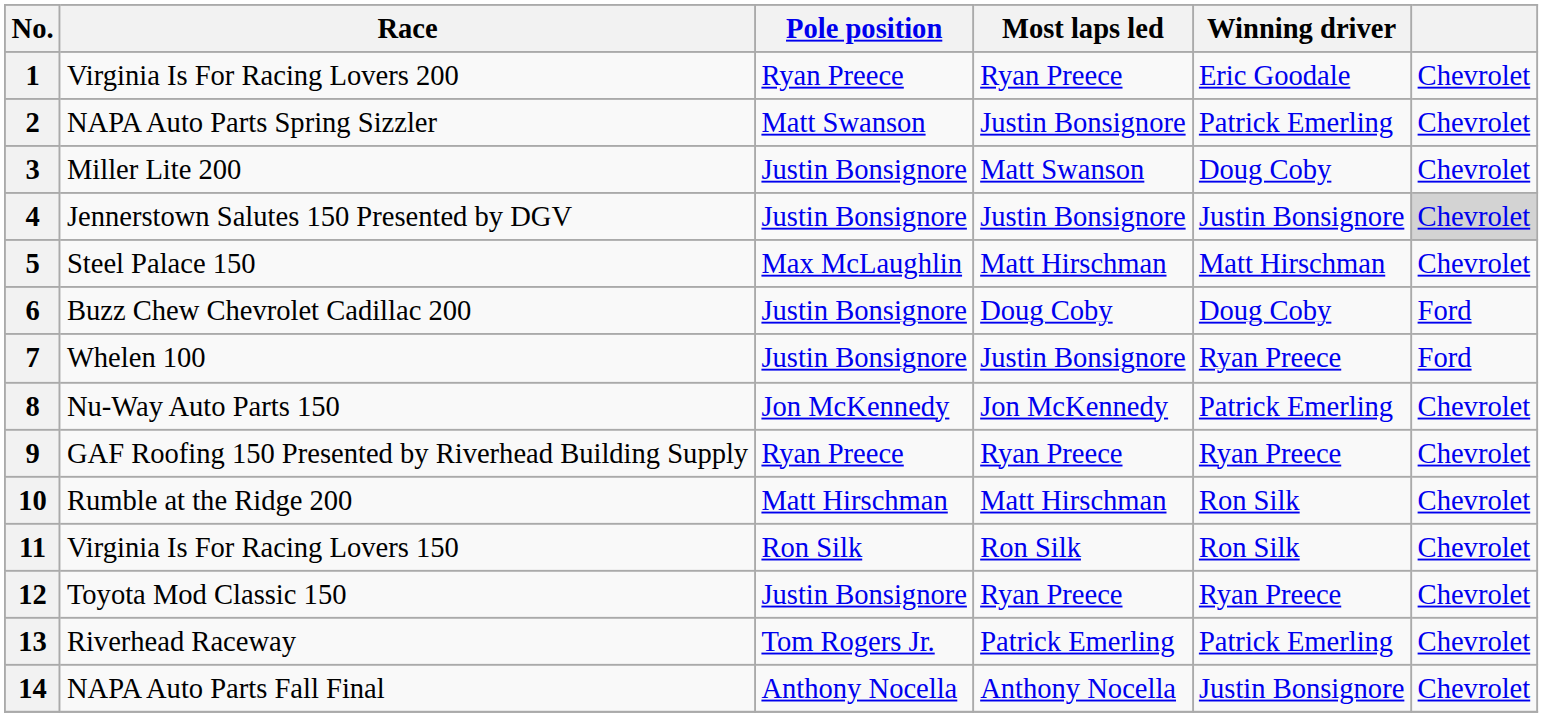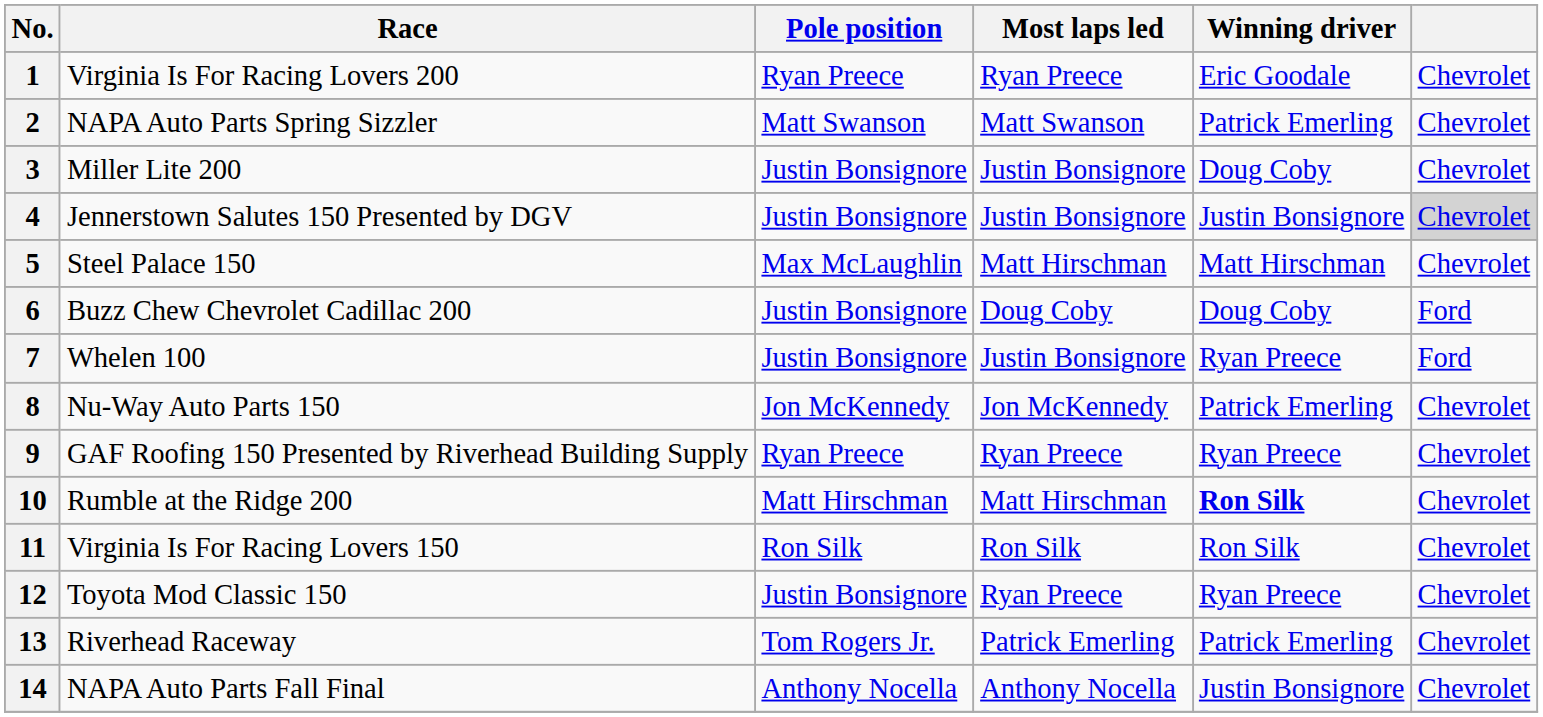(1083, 122) Justin Bonsignore -> (1062, 122) Matt Swanson
(1062, 169) Matt Swanson -> (1083, 169) Justin Bonsignore
(1249, 499) normal -> (1252, 499) bold
